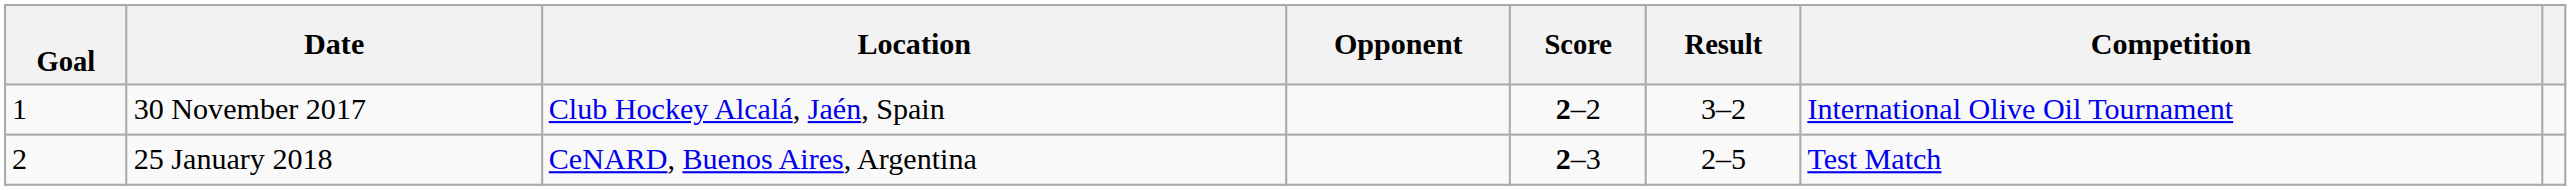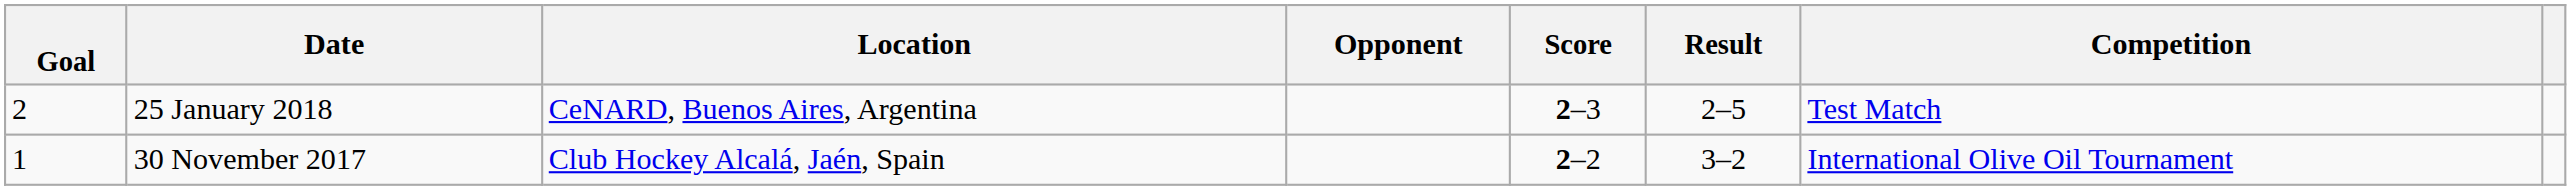rows swapped: (250, 110) <-> (233, 159)
